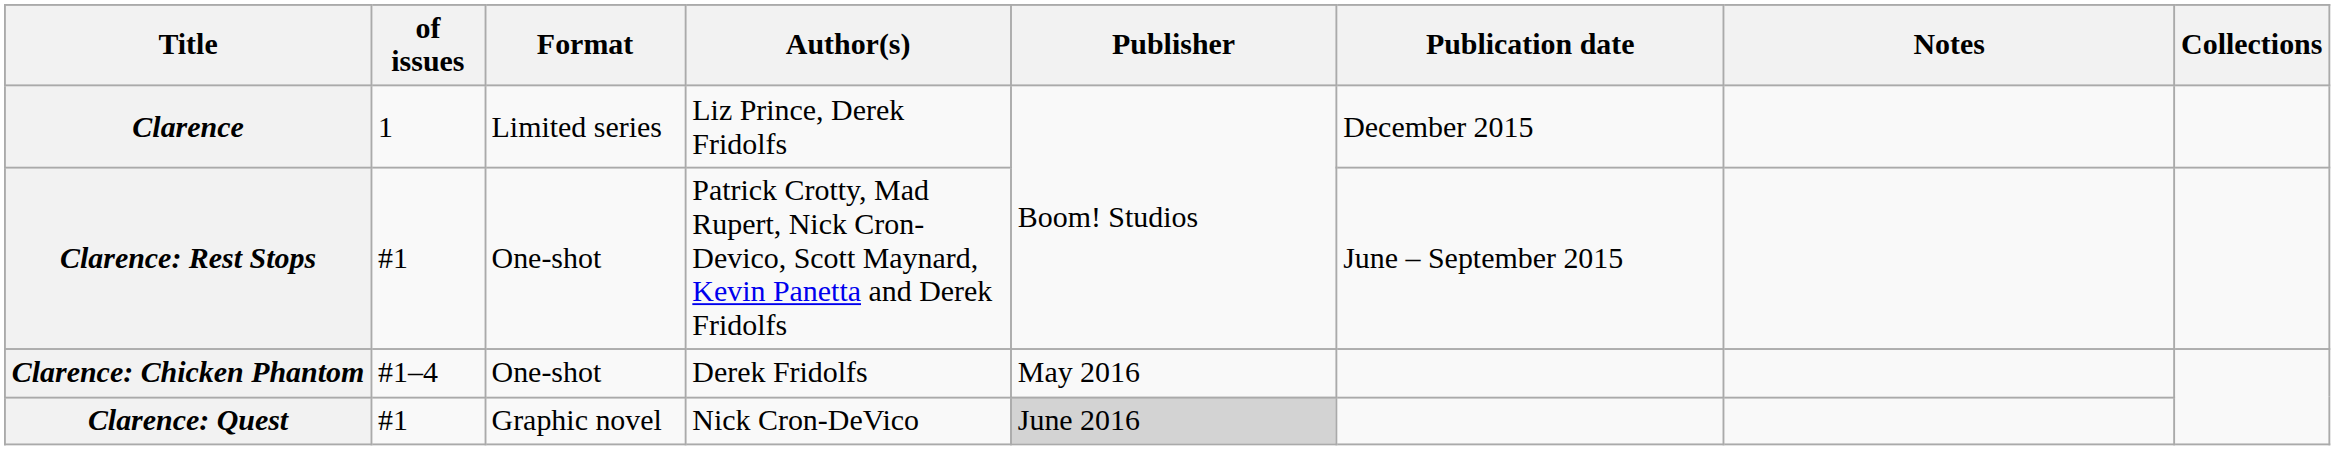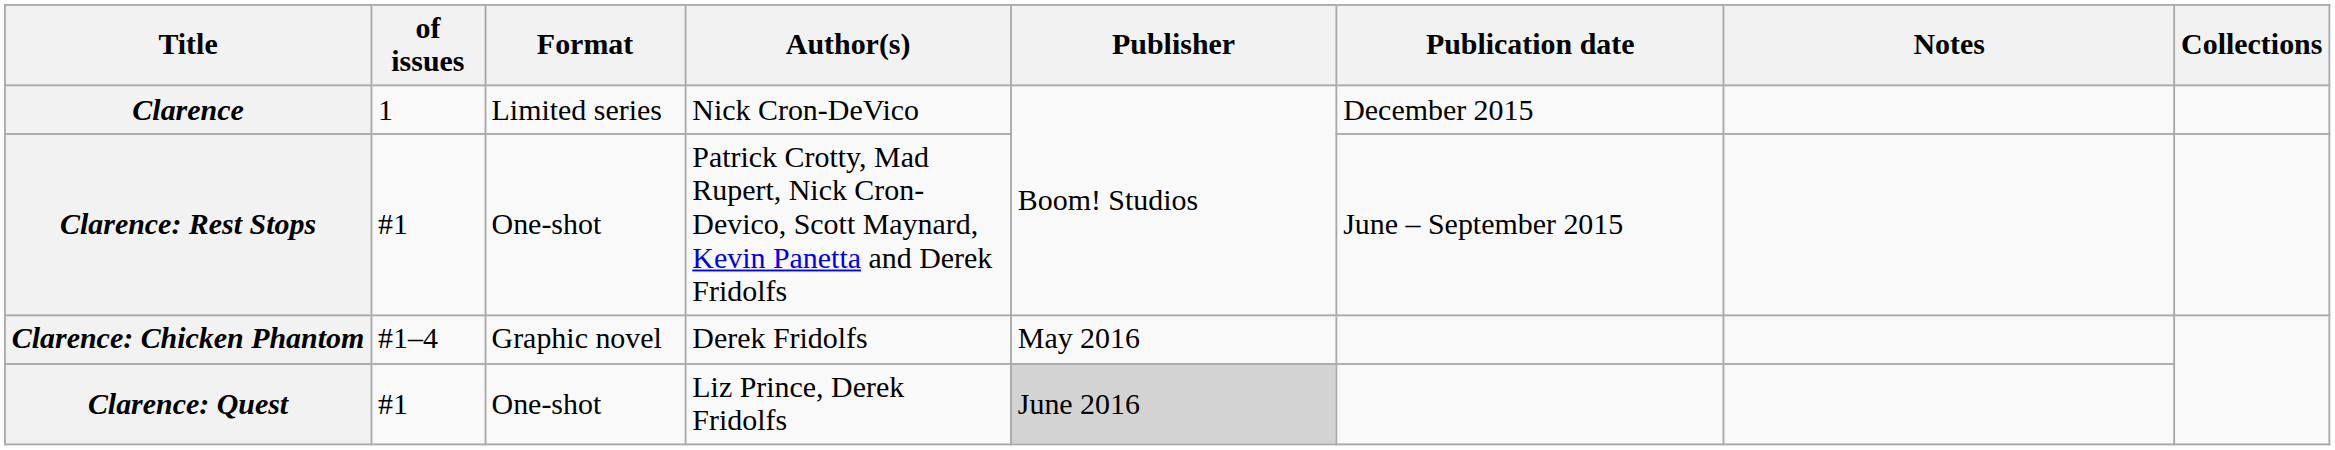(798, 126) Liz Prince, Derek Fridolfs -> (806, 109) Nick Cron-DeVico
(546, 372) One-shot -> (577, 338) Graphic novel
(577, 419) Graphic novel -> (546, 403) One-shot
(806, 419) Nick Cron-DeVico -> (798, 403) Liz Prince, Derek Fridolfs
